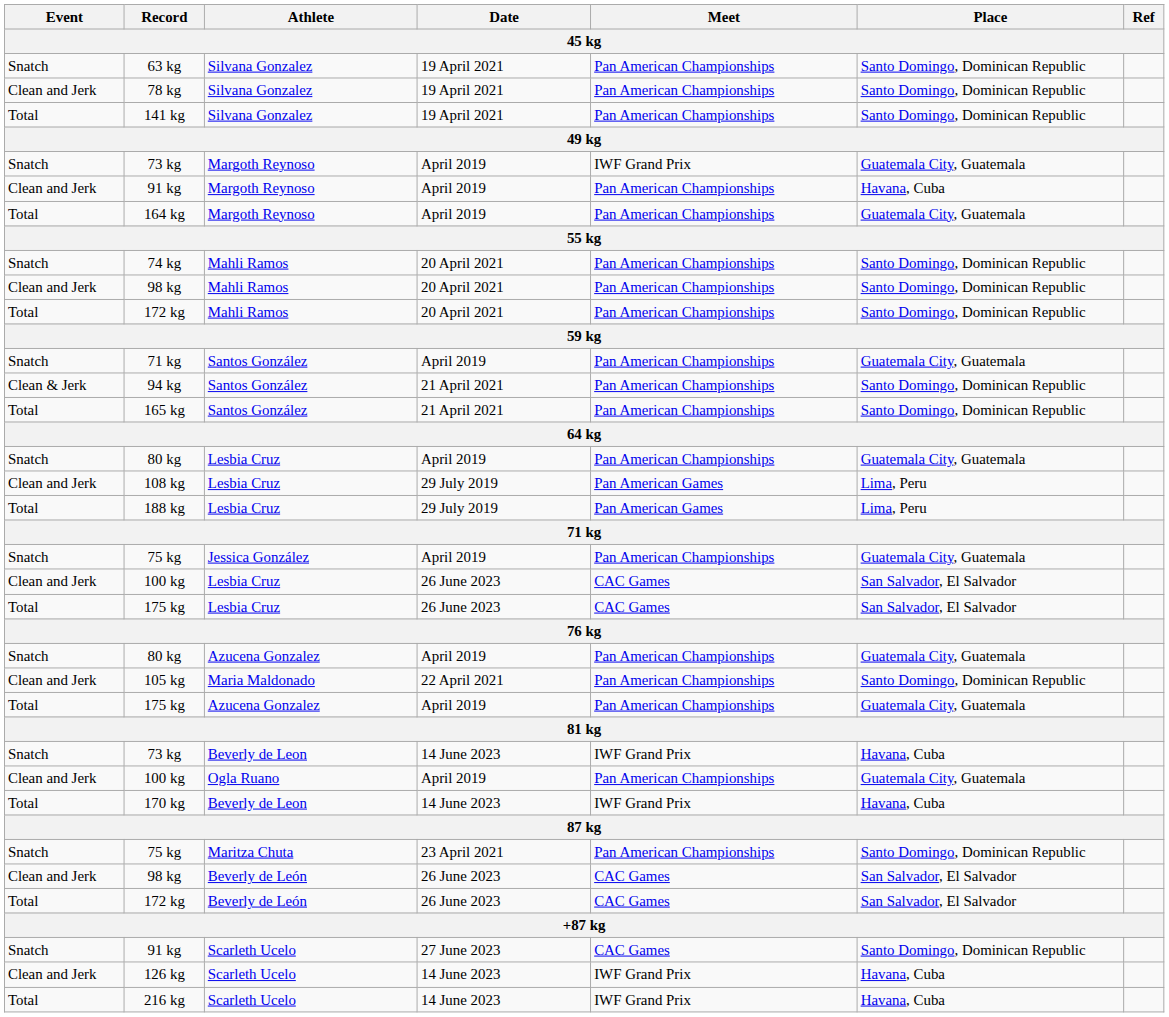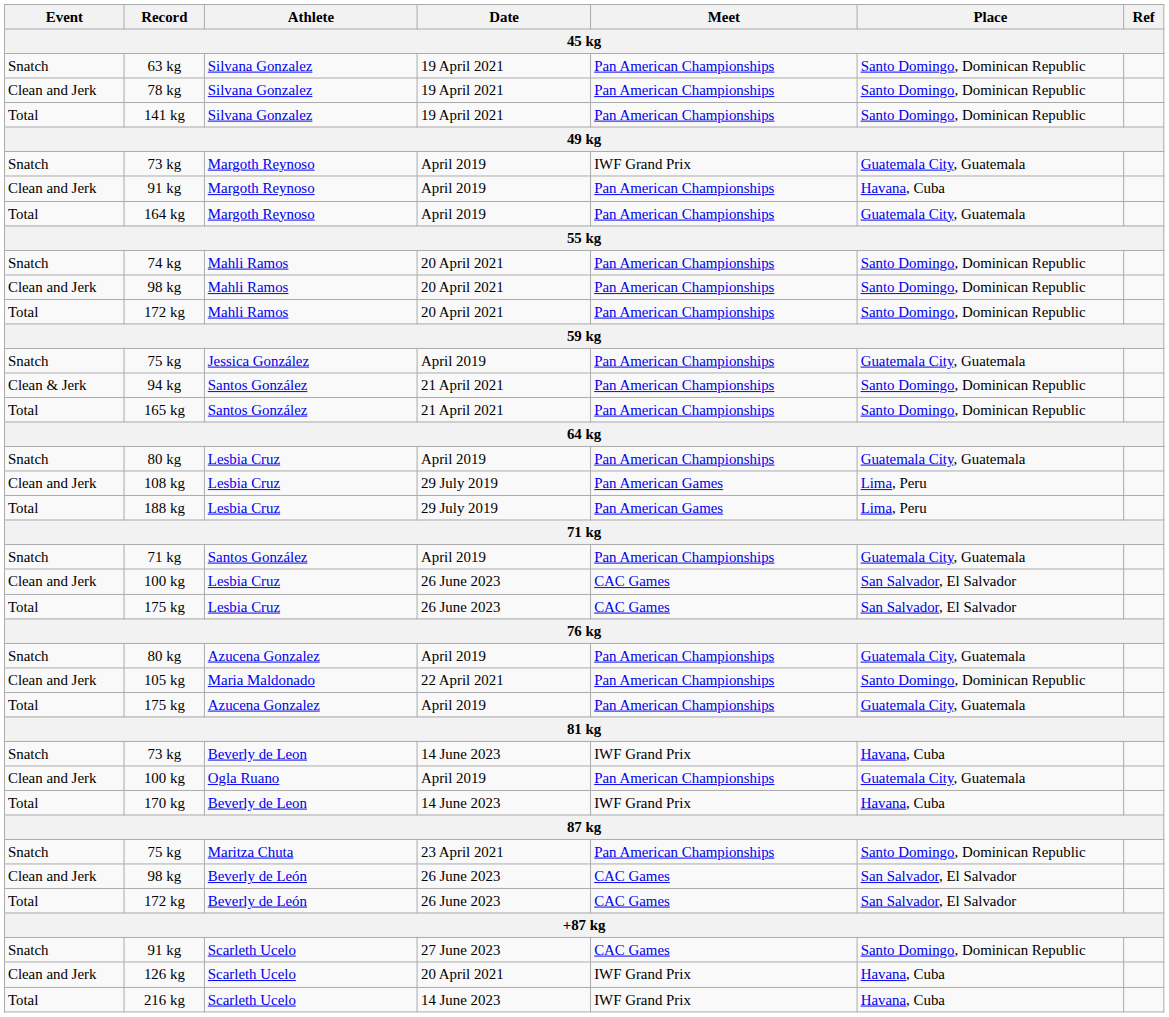rows swapped: (164, 360) <-> (164, 557)
(461, 974) 14 June 2023 -> (462, 974) 20 April 2021
